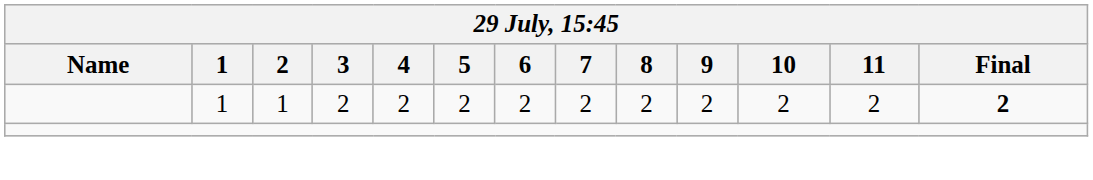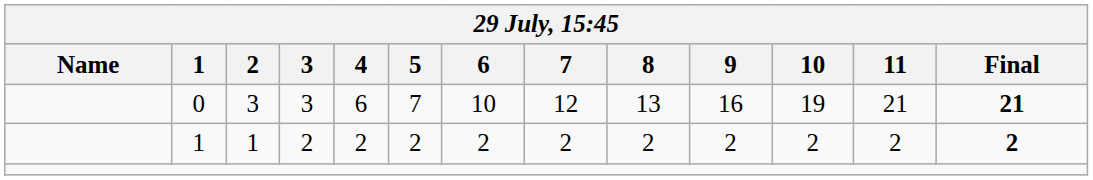+ row: (199, 103)
